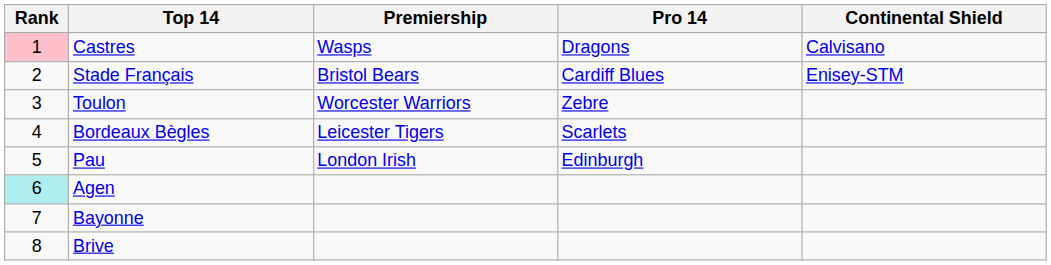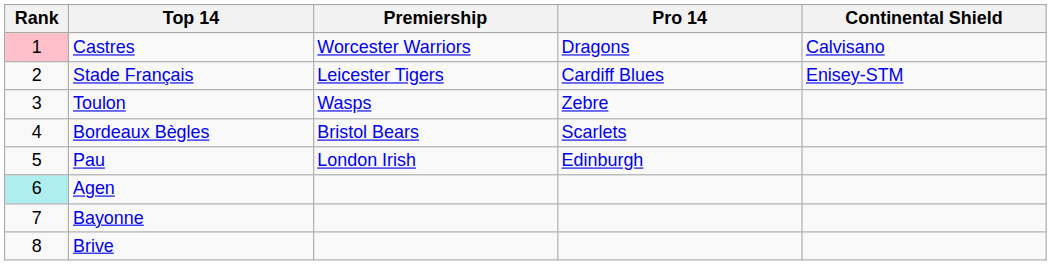(344, 47) Wasps -> (394, 47) Worcester Warriors
(368, 75) Bristol Bears -> (381, 75) Leicester Tigers
(394, 103) Worcester Warriors -> (344, 103) Wasps
(381, 132) Leicester Tigers -> (368, 132) Bristol Bears
